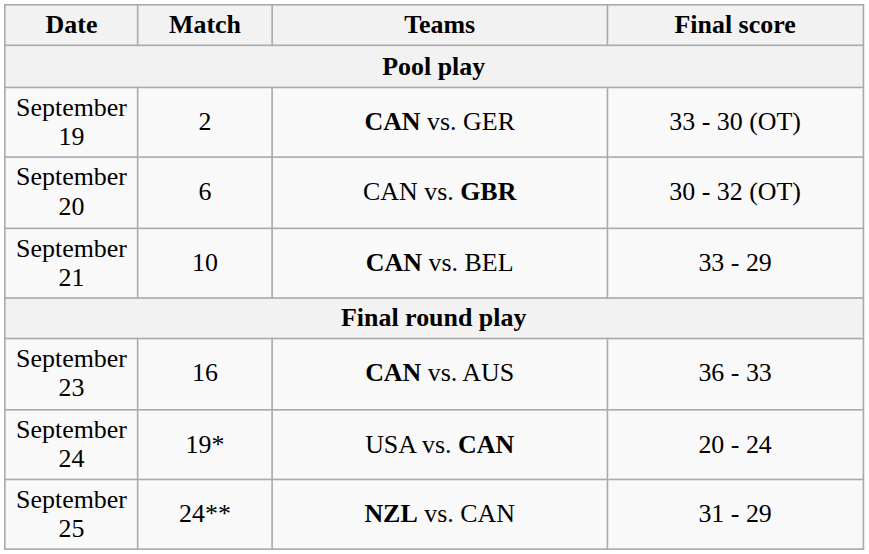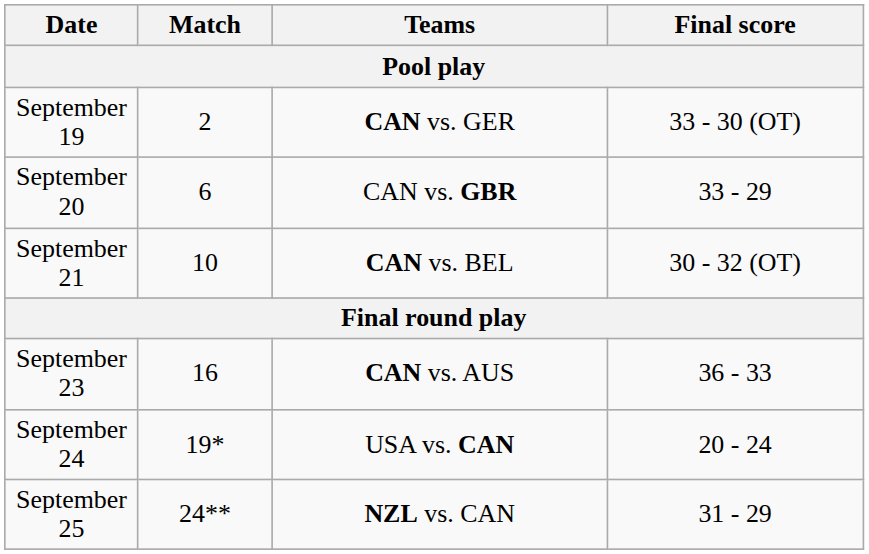(735, 192) 30 - 32 (OT) -> (735, 192) 33 - 29
(735, 262) 33 - 29 -> (735, 262) 30 - 32 (OT)
